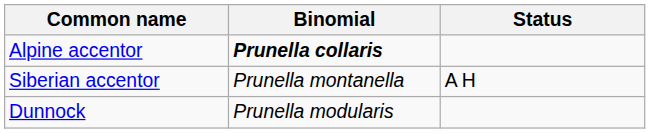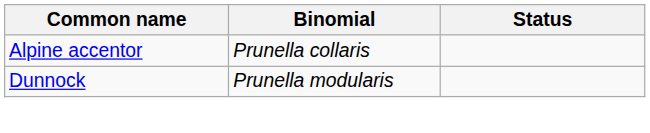(308, 50) bold -> (302, 50) normal
- row: (84, 81)
